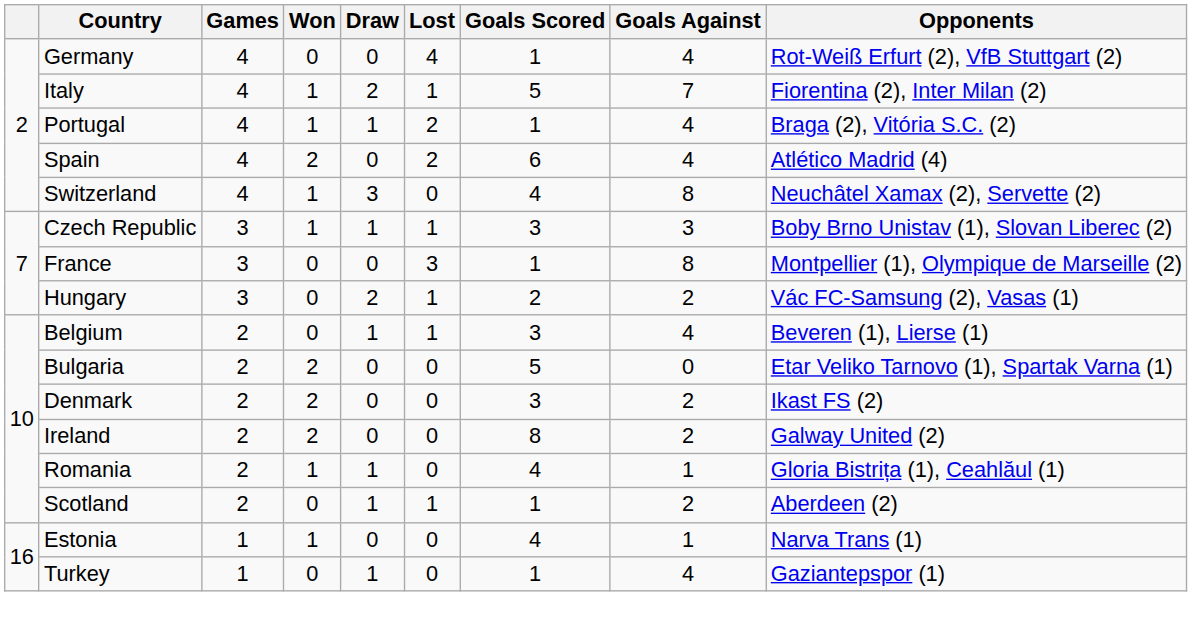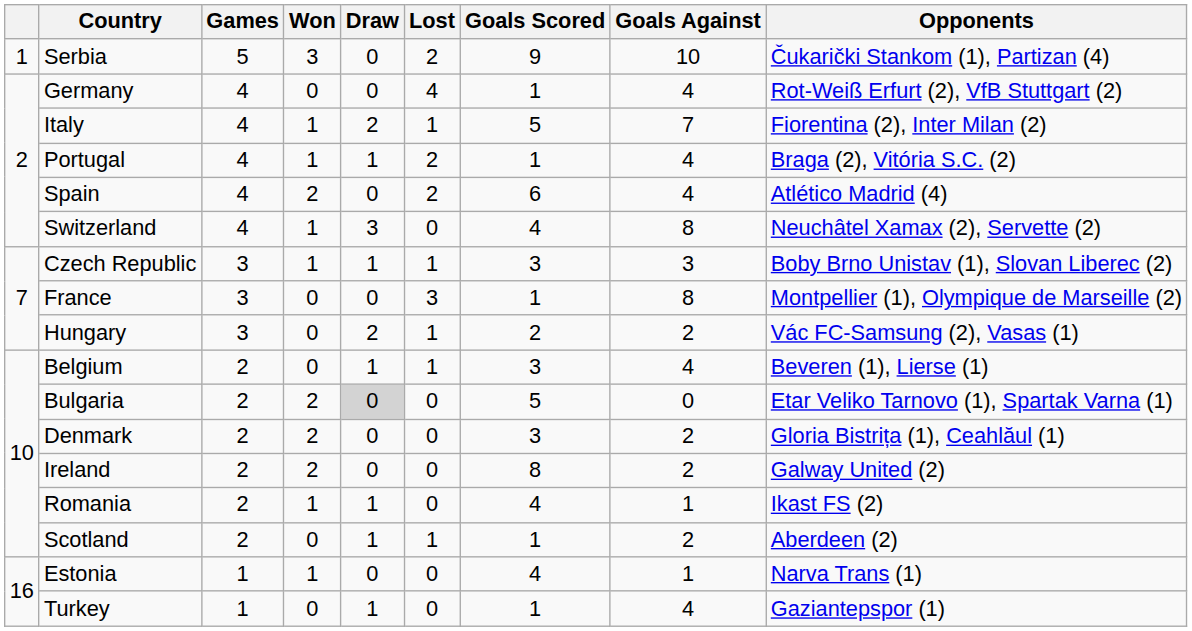+ row: (75, 56)
(372, 366) no background -> (372, 401) lightgrey background
(827, 401) Ikast FS (2) -> (918, 435) Gloria Bistrița (1), Ceahlăul (1)
(918, 470) Gloria Bistrița (1), Ceahlăul (1) -> (827, 504) Ikast FS (2)
